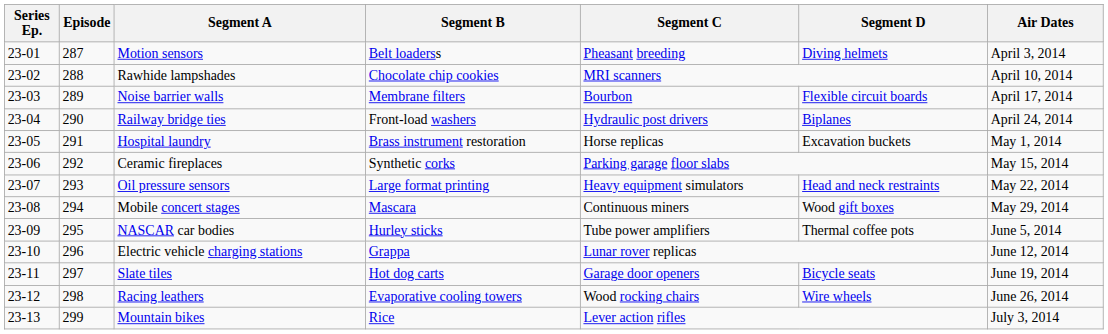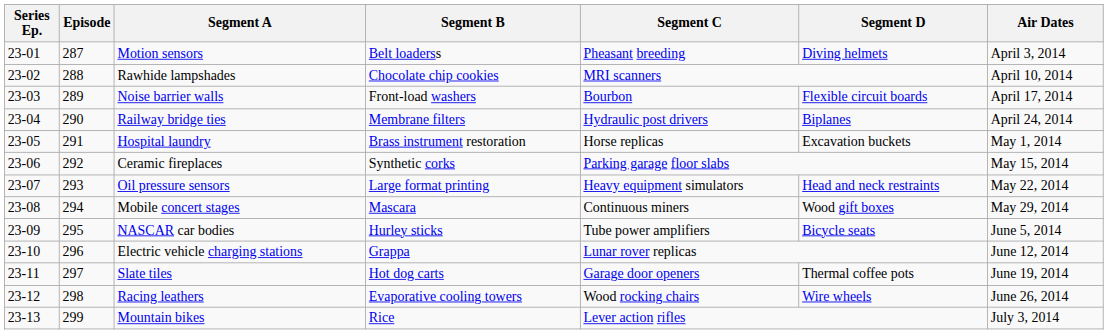(417, 97) Membrane filters -> (422, 97) Front-load washers
(422, 119) Front-load washers -> (417, 119) Membrane filters
(858, 229) Thermal coffee pots -> (839, 229) Bicycle seats
(839, 274) Bicycle seats -> (858, 274) Thermal coffee pots
